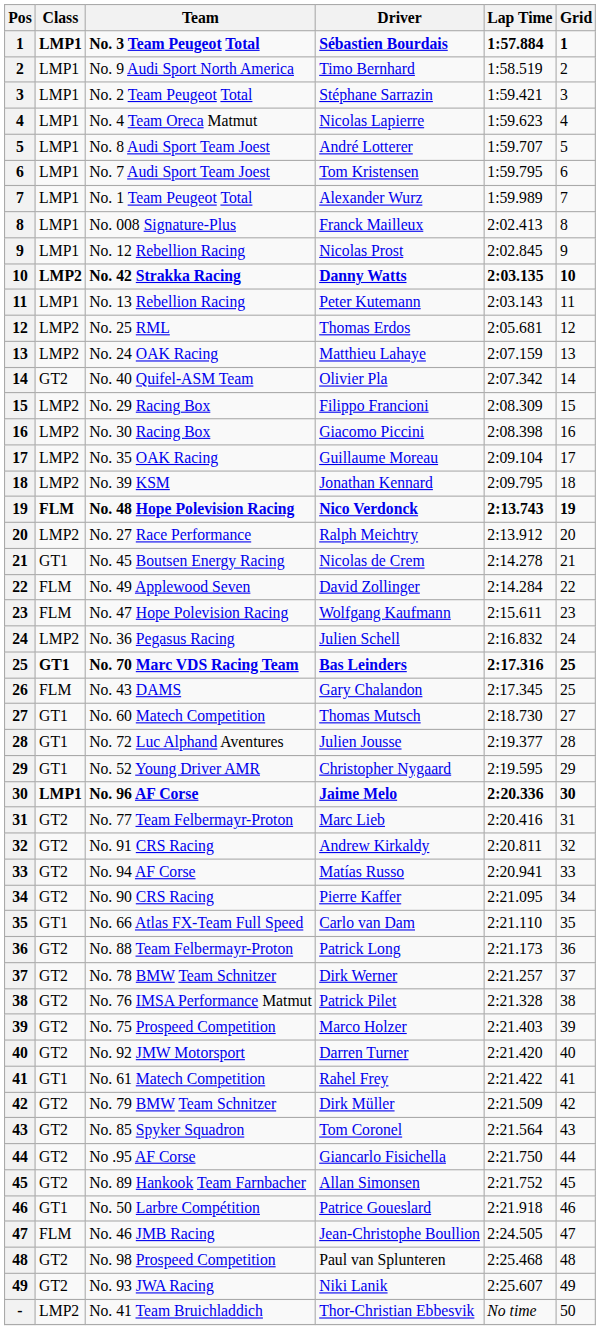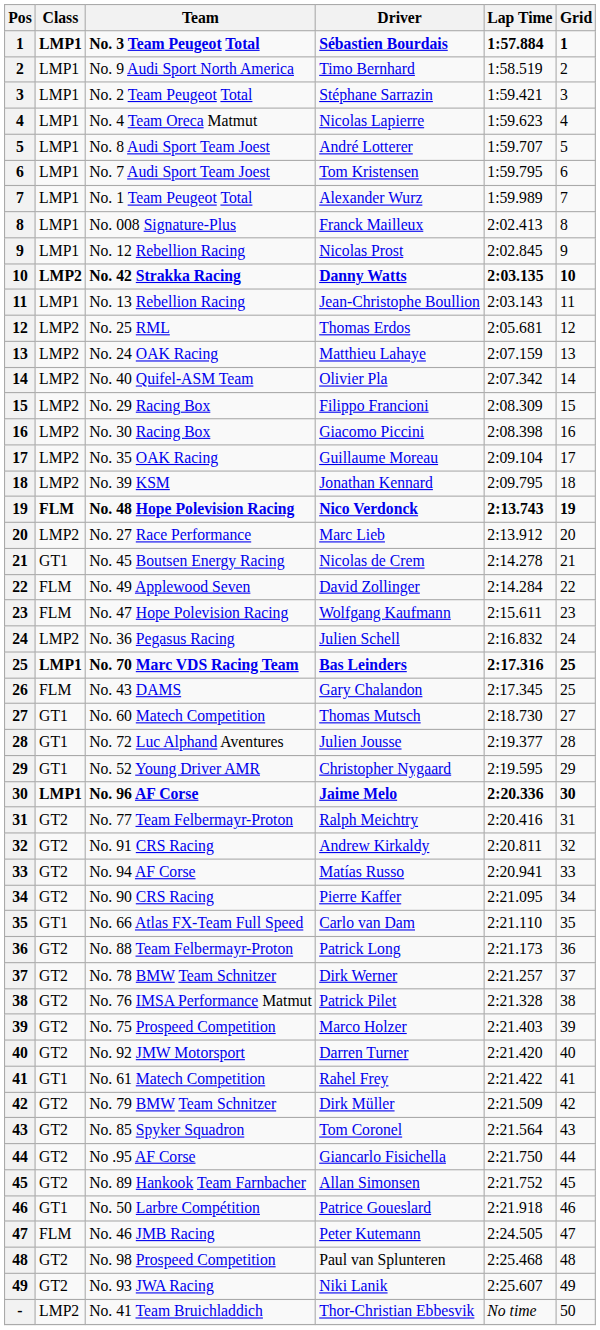(370, 302) Peter Kutemann -> (400, 302) Jean-Christophe Boullion
(54, 380) GT2 -> (59, 380) LMP2
(369, 535) Ralph Meichtry -> (352, 535) Marc Lieb
(54, 665) GT1 -> (60, 665) LMP1
(352, 820) Marc Lieb -> (369, 820) Ralph Meichtry
(400, 1234) Jean-Christophe Boullion -> (370, 1234) Peter Kutemann
